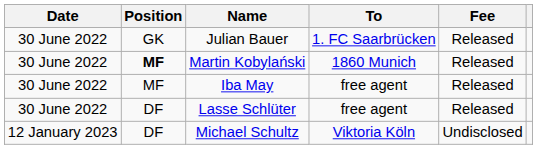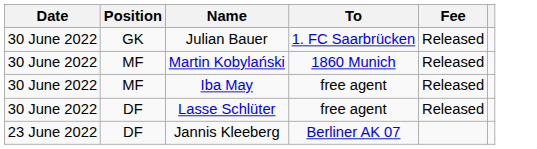(153, 62) bold -> (133, 62) normal
+ row: (227, 132)
- row: (247, 132)
